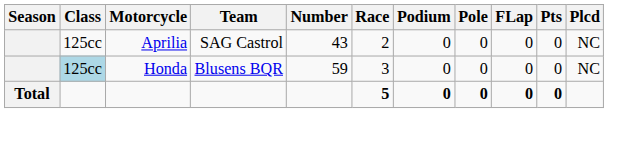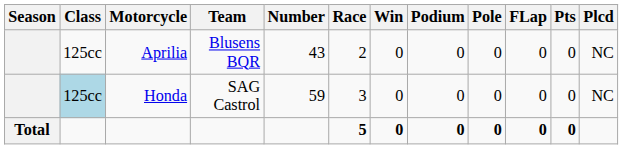+ column: (389, 17)
(241, 42) SAG Castrol -> (234, 52) Blusens BQR
(239, 68) Blusens BQR -> (237, 95) SAG Castrol
